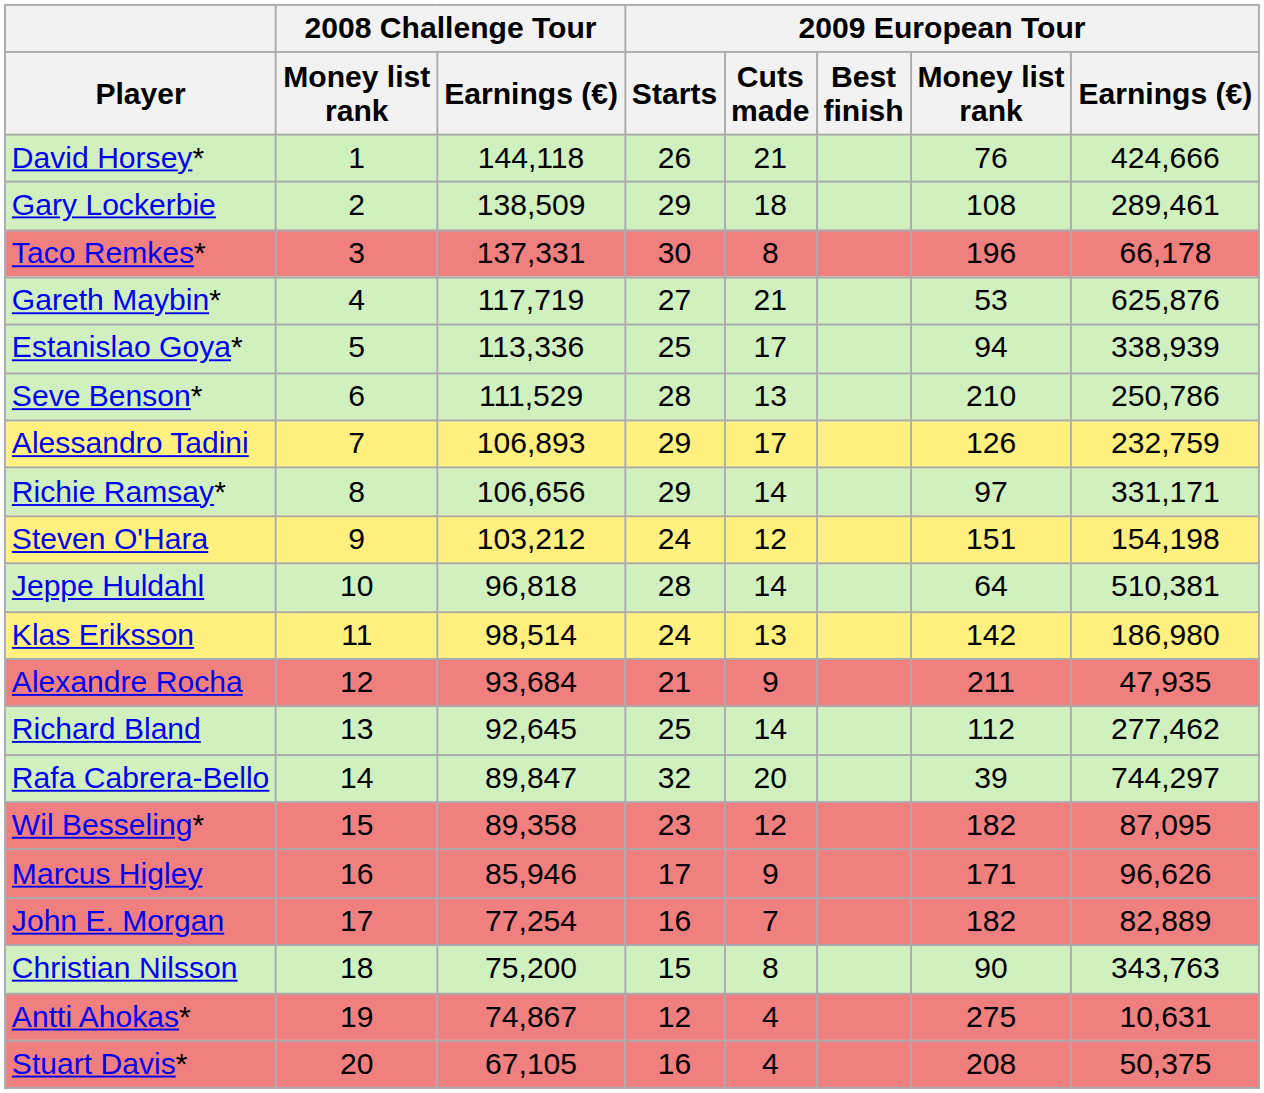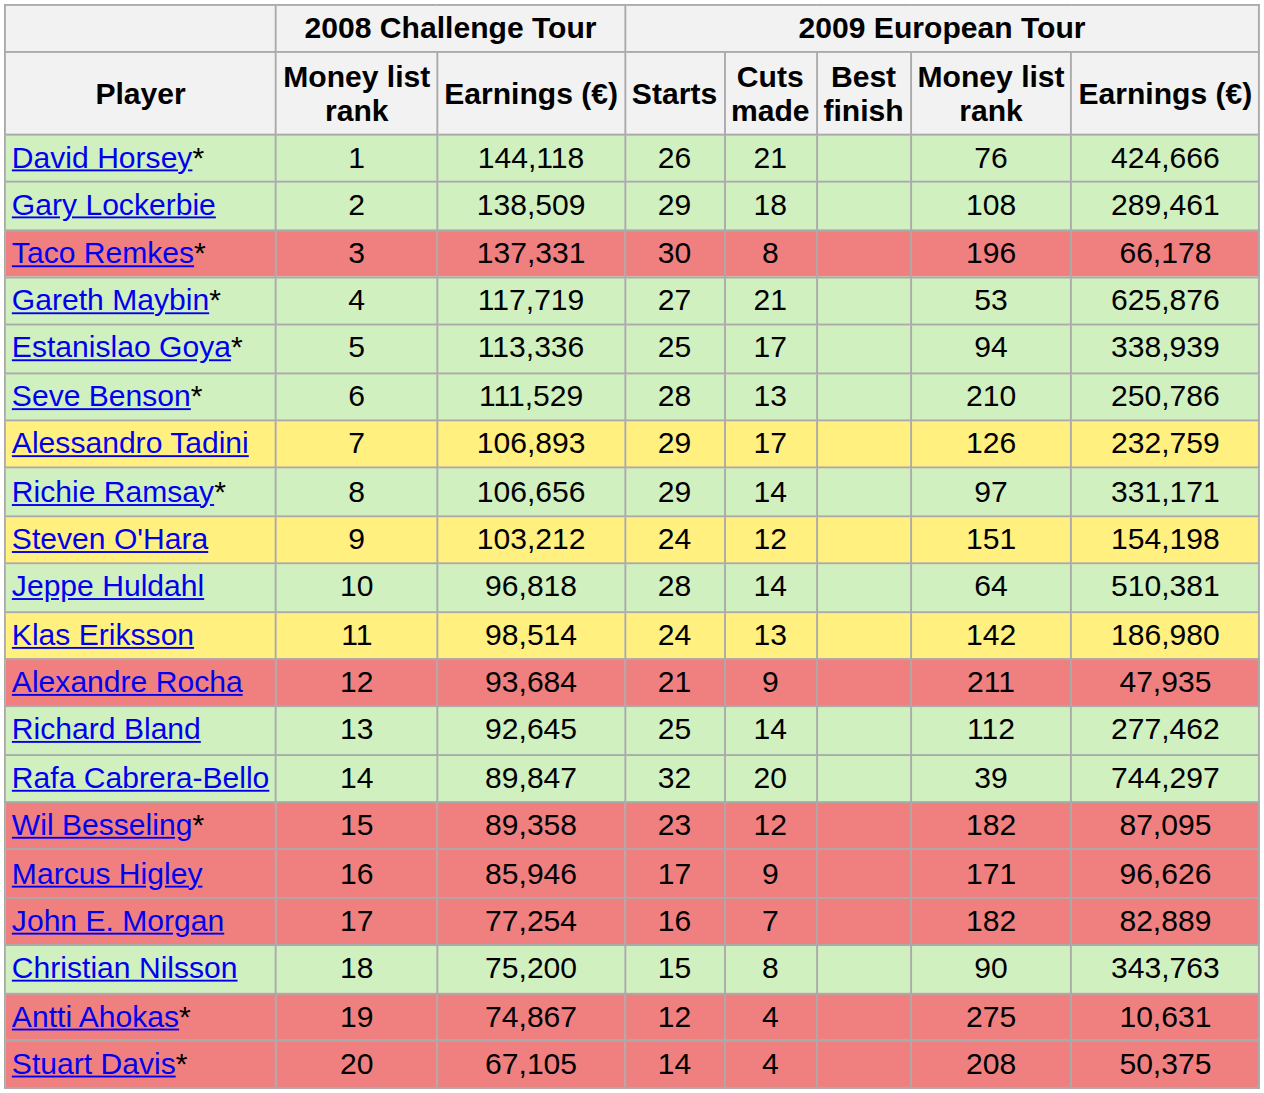(674, 1063) 16 -> (674, 1063) 14
